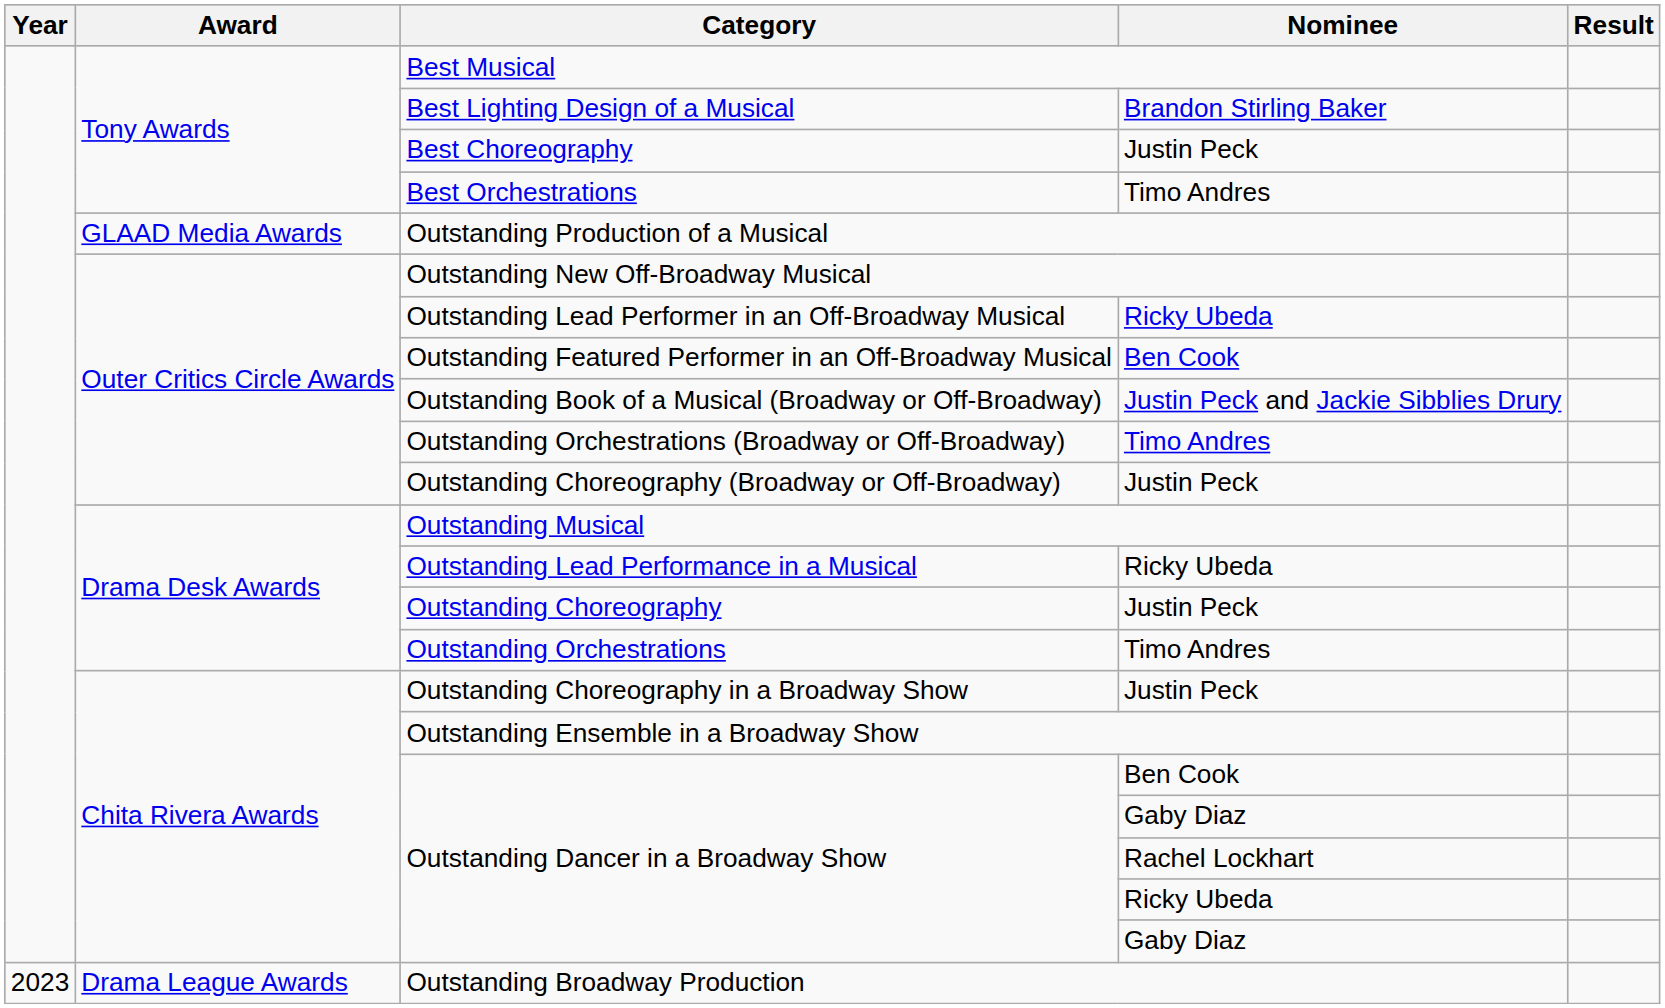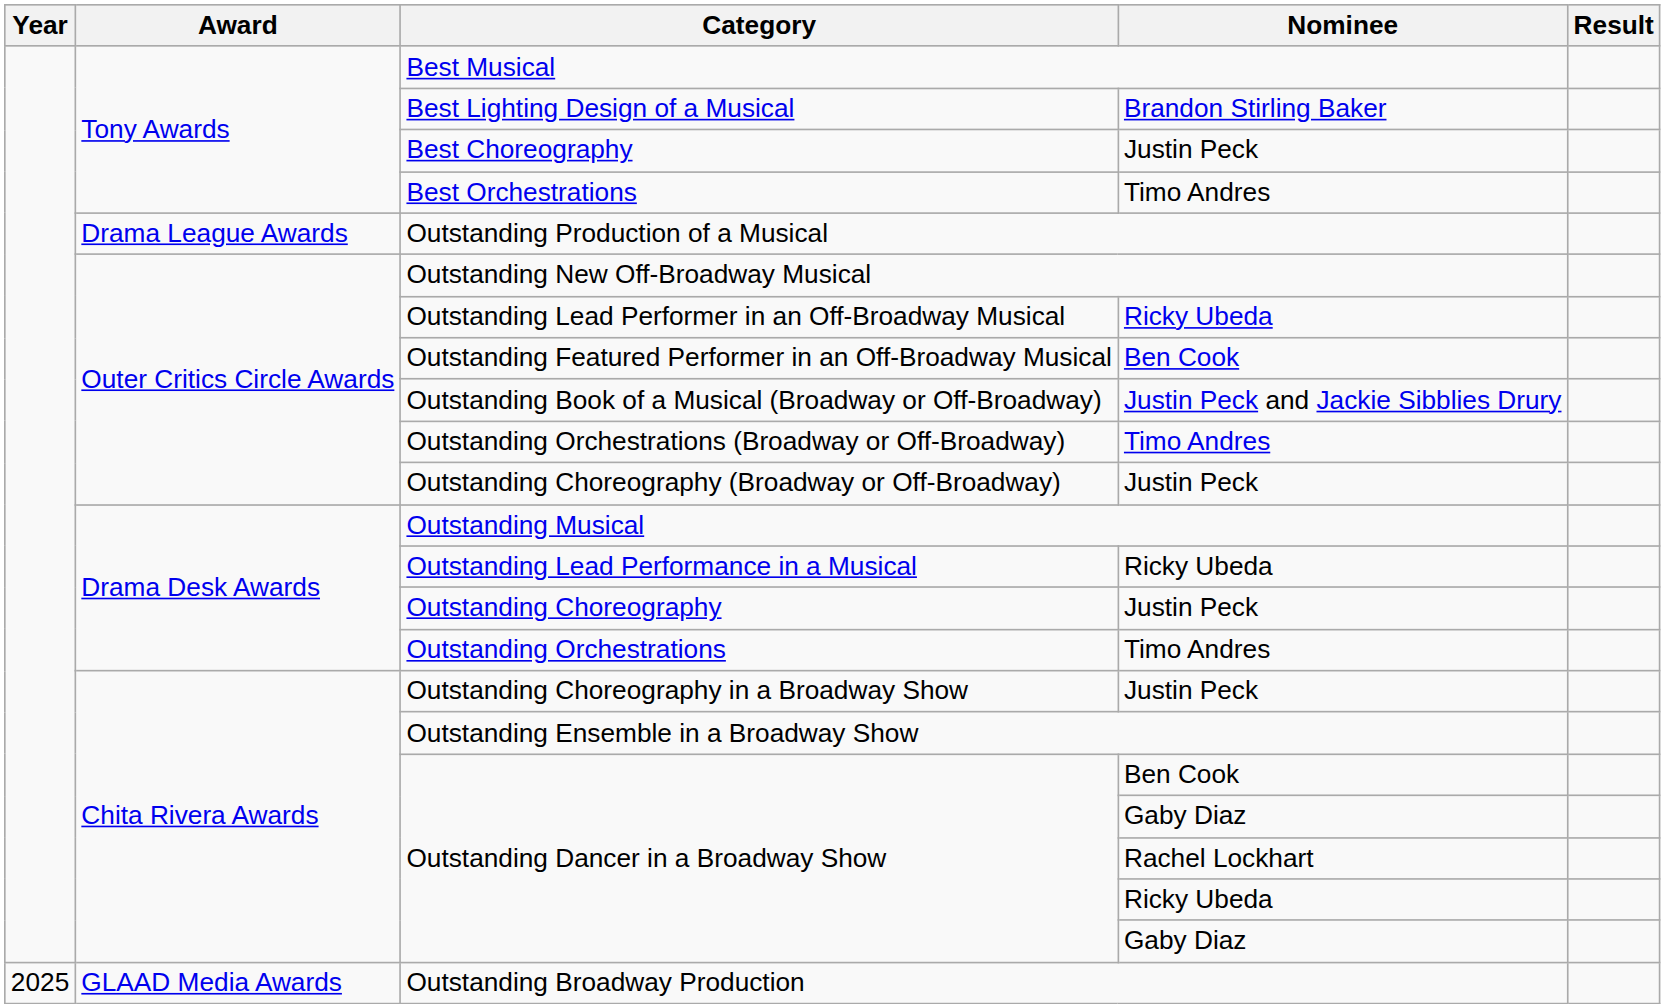(212, 233) GLAAD Media Awards -> (215, 233) Drama League Awards
(40, 982) 2023 -> (40, 982) 2025
(215, 982) Drama League Awards -> (212, 982) GLAAD Media Awards
